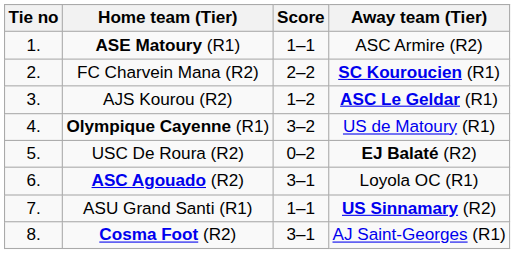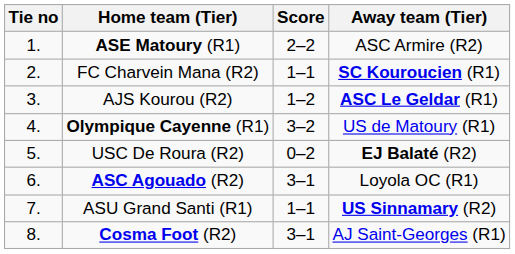(301, 45) 1–1 -> (301, 45) 2–2
(301, 72) 2–2 -> (301, 72) 1–1
